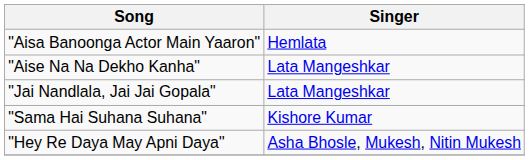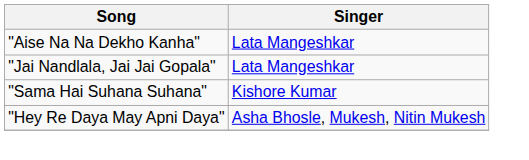- row: (134, 42)
